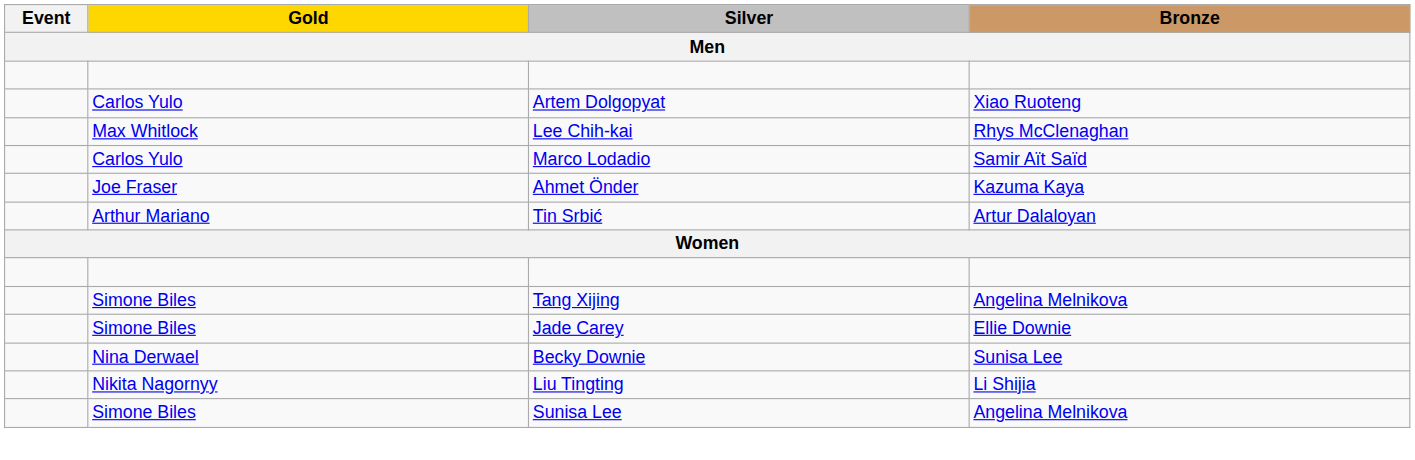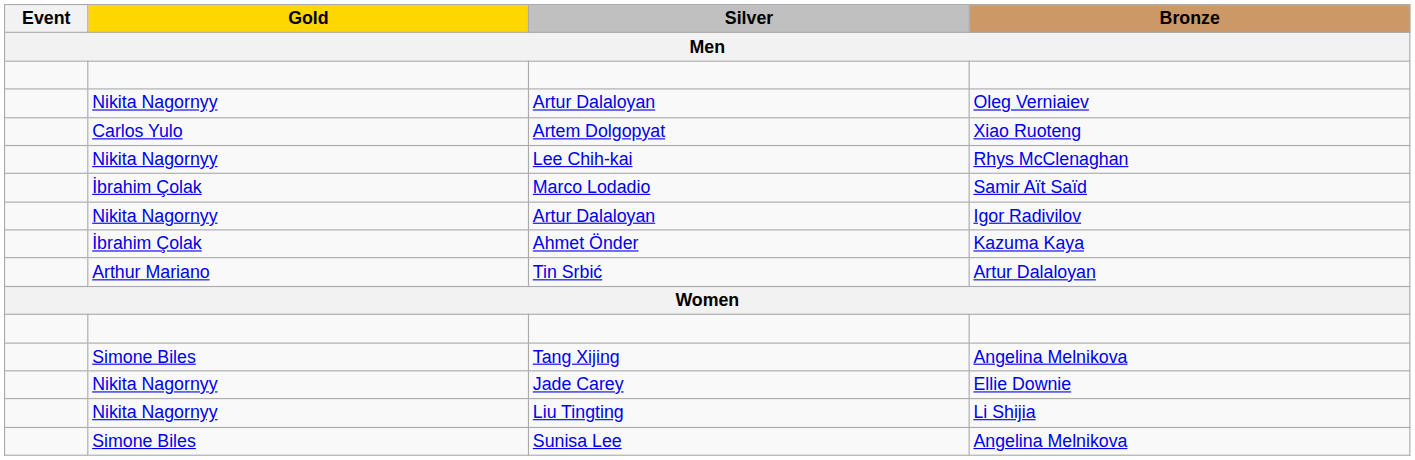+ row: (594, 103)
(145, 131) Max Whitlock -> (155, 159) Nikita Nagornyy
(137, 159) Carlos Yulo -> (147, 187) İbrahim Çolak
+ row: (594, 215)
(135, 187) Joe Fraser -> (147, 243) İbrahim Çolak
(144, 328) Simone Biles -> (155, 384) Nikita Nagornyy
- row: (589, 356)
